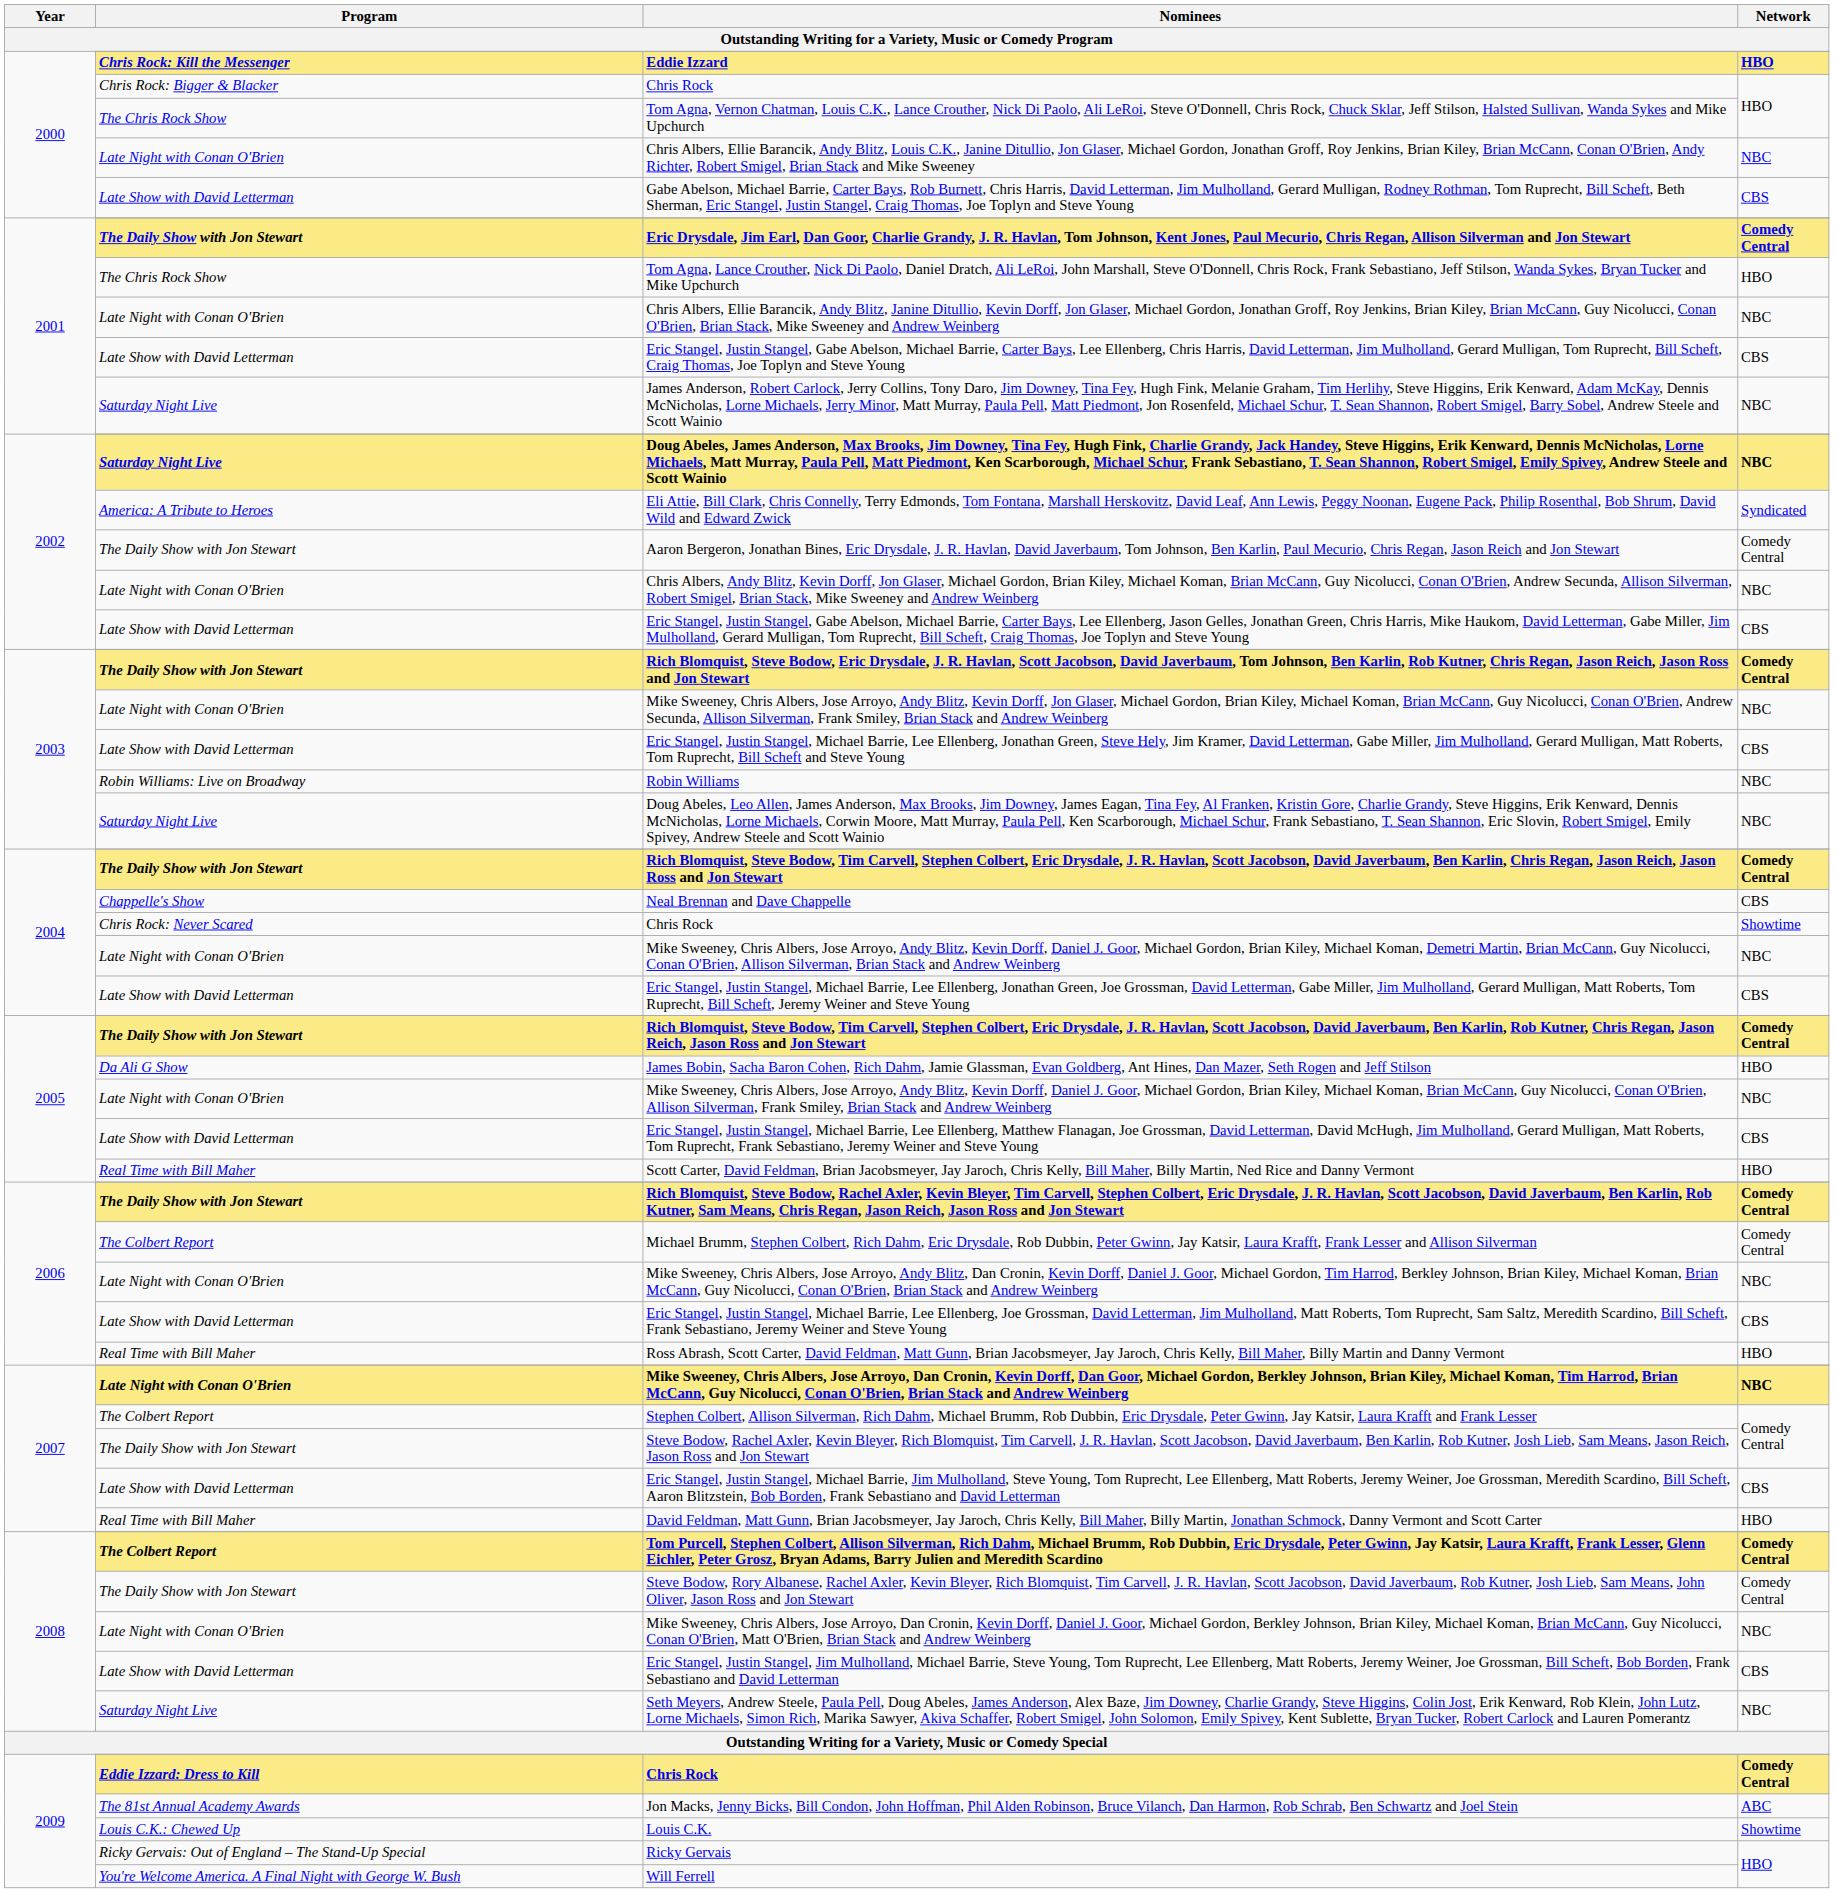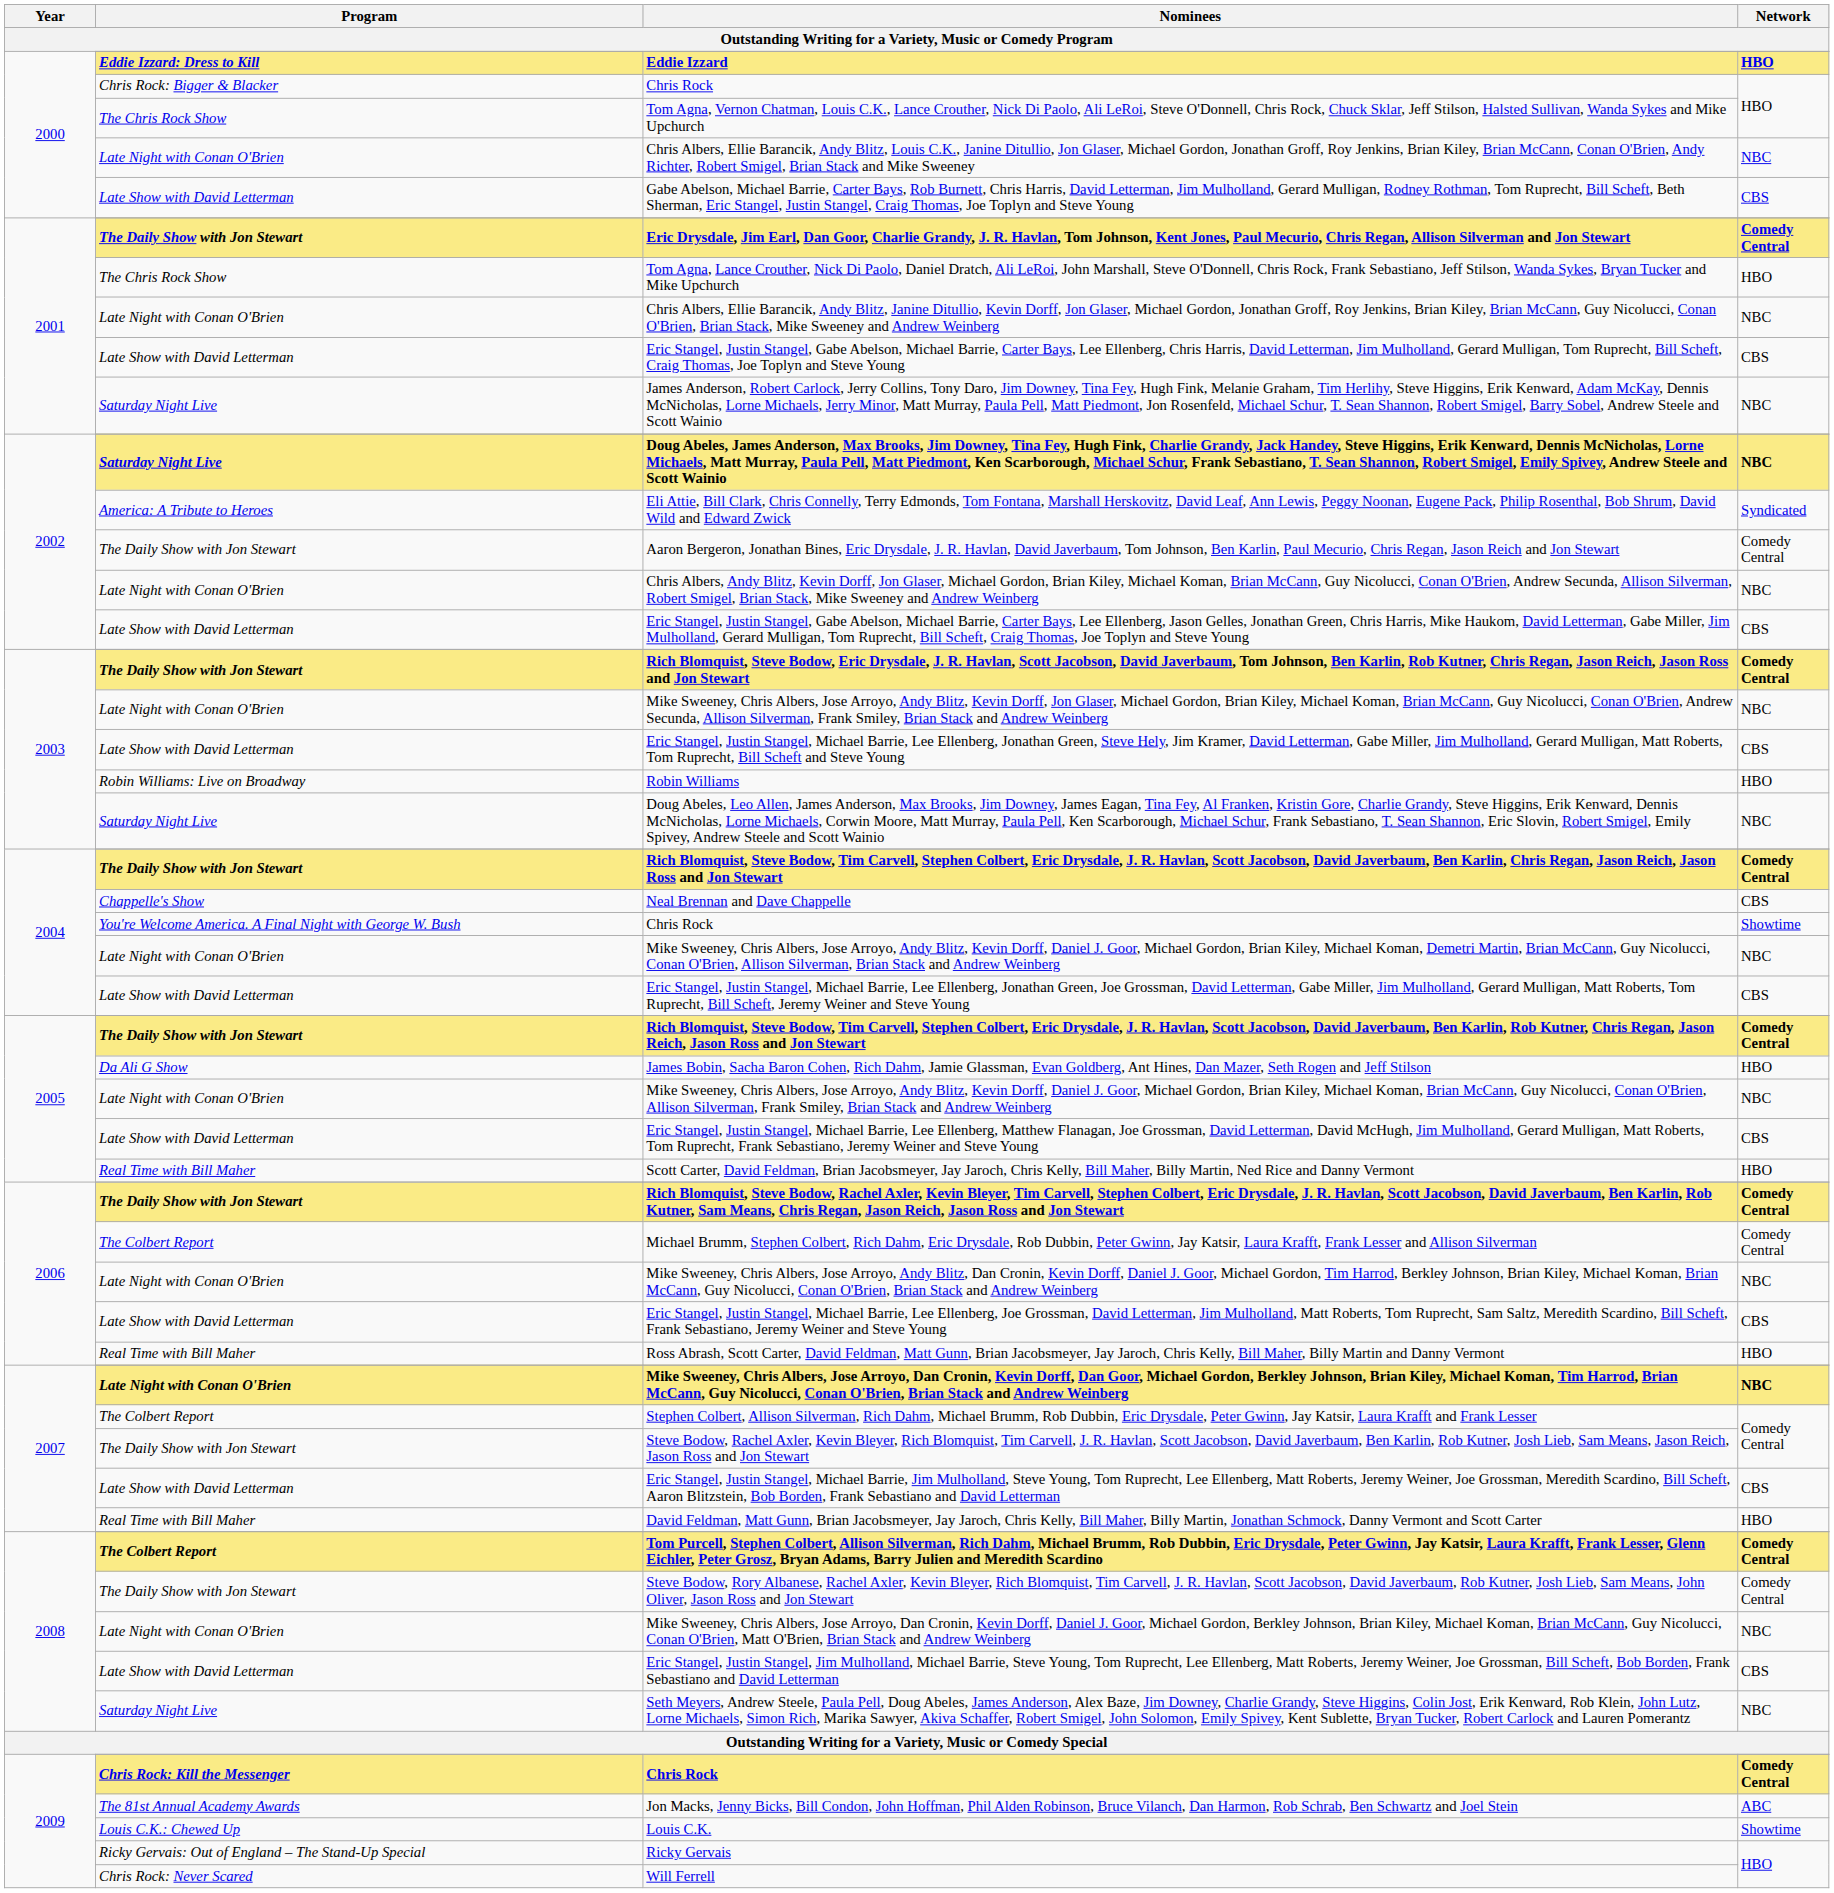(194, 62) Chris Rock: Kill the Messenger -> (179, 62) Eddie Izzard: Dress to Kill
(1756, 781) NBC -> (1757, 781) HBO
(176, 924) Chris Rock: Never Scared -> (280, 924) You're Welcome America. A Final Night with George W. Bush
(179, 1774) Eddie Izzard: Dress to Kill -> (194, 1774) Chris Rock: Kill the Messenger
(280, 1875) You're Welcome America. A Final Night with George W. Bush -> (176, 1875) Chris Rock: Never Scared
